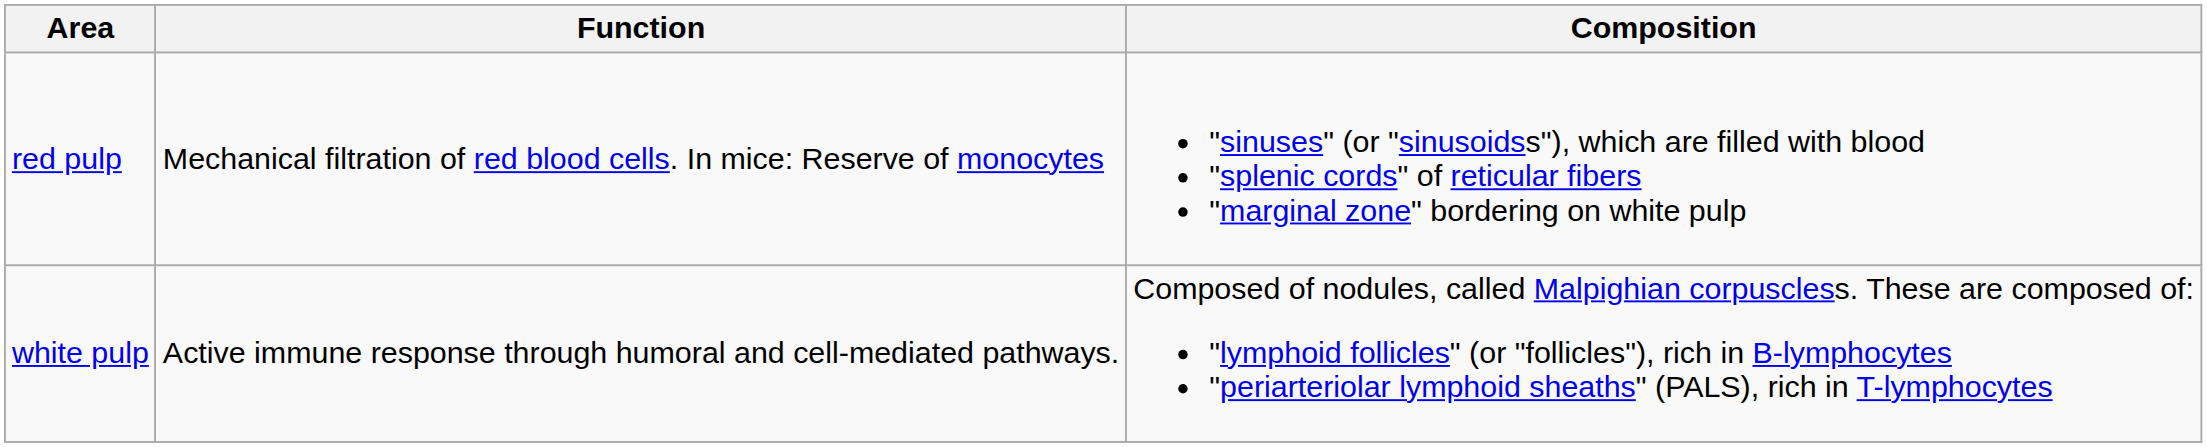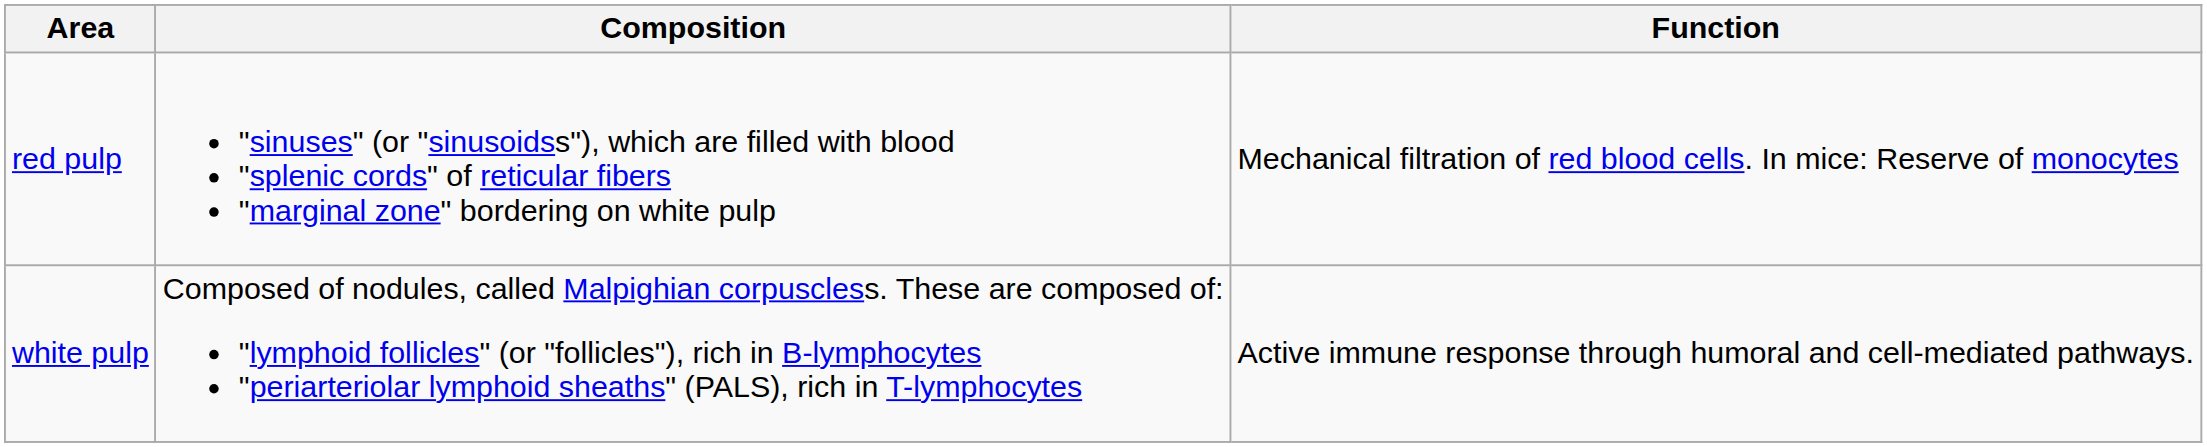columns swapped: (641, 28) <-> (1664, 28)
